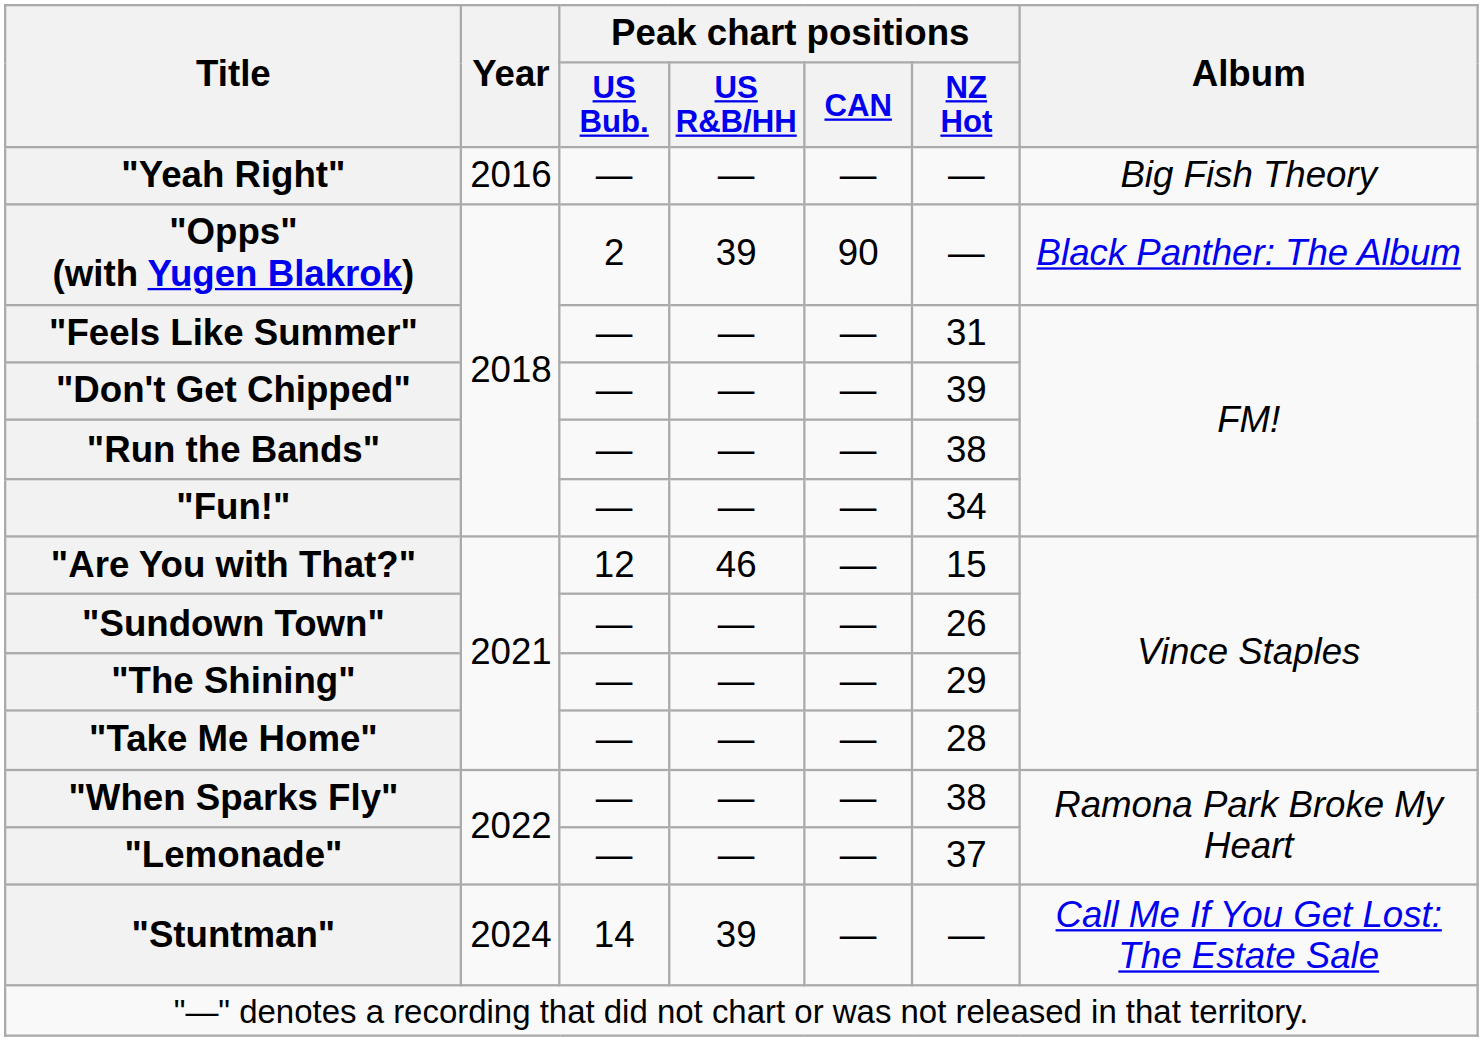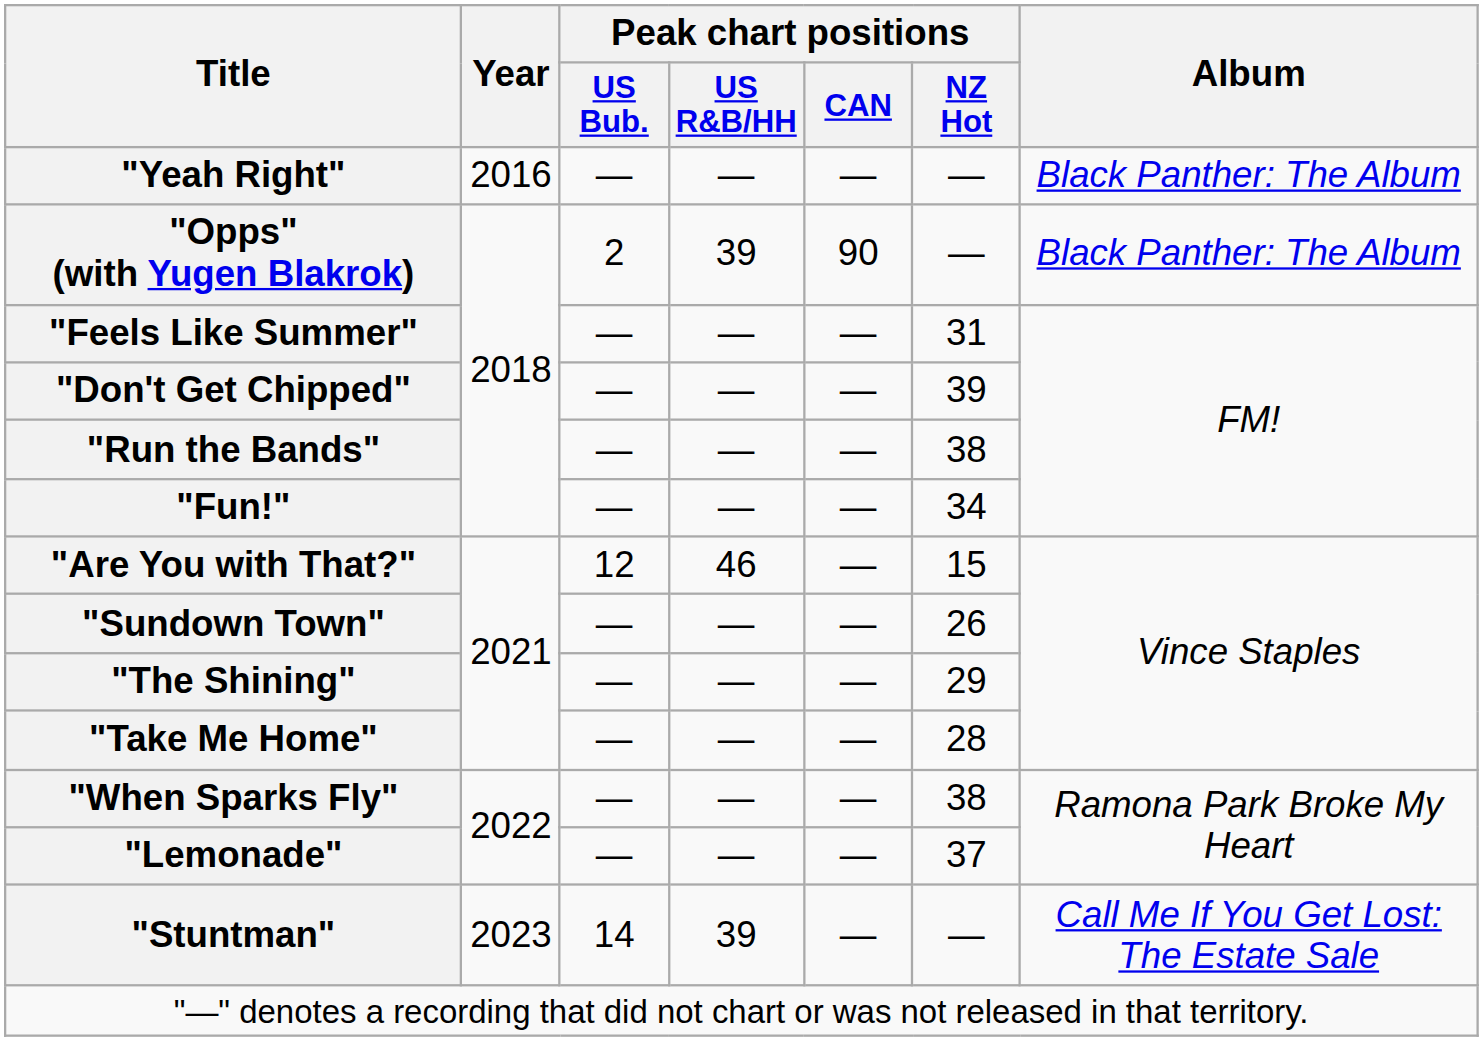(1249, 175) Big Fish Theory -> (1249, 175) Black Panther: The Album
(511, 934) 2024 -> (511, 934) 2023
